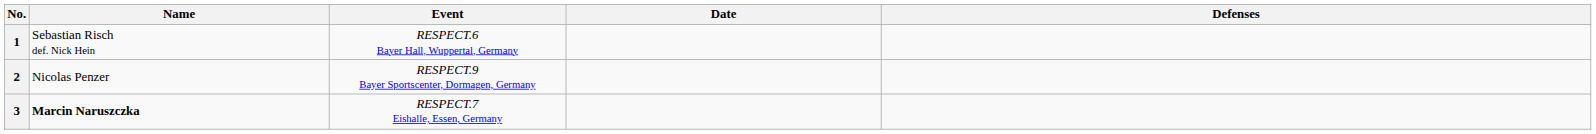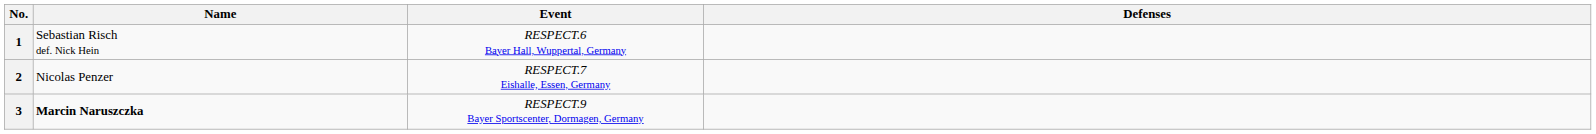- column: (724, 14)
(447, 76) RESPECT.9 Bayer Sportscenter, Dormagen, Germany -> (556, 76) RESPECT.7 Eishalle, Essen, Germany
(447, 111) RESPECT.7 Eishalle, Essen, Germany -> (556, 111) RESPECT.9 Bayer Sportscenter, Dormagen, Germany
